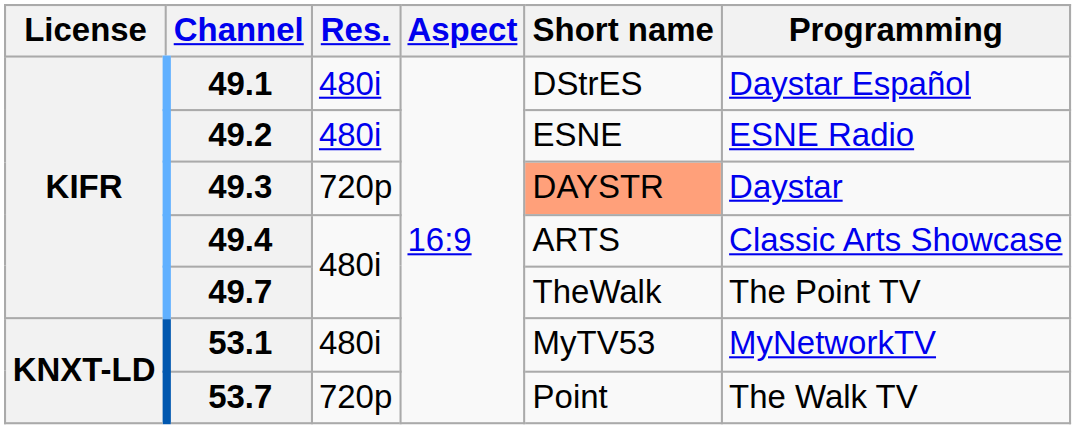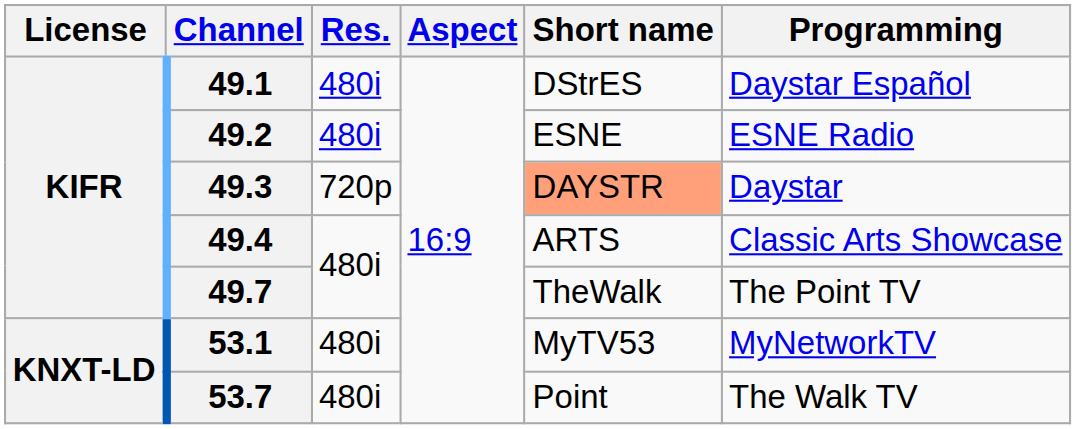(356, 396) 720p -> (350, 396) 480i
